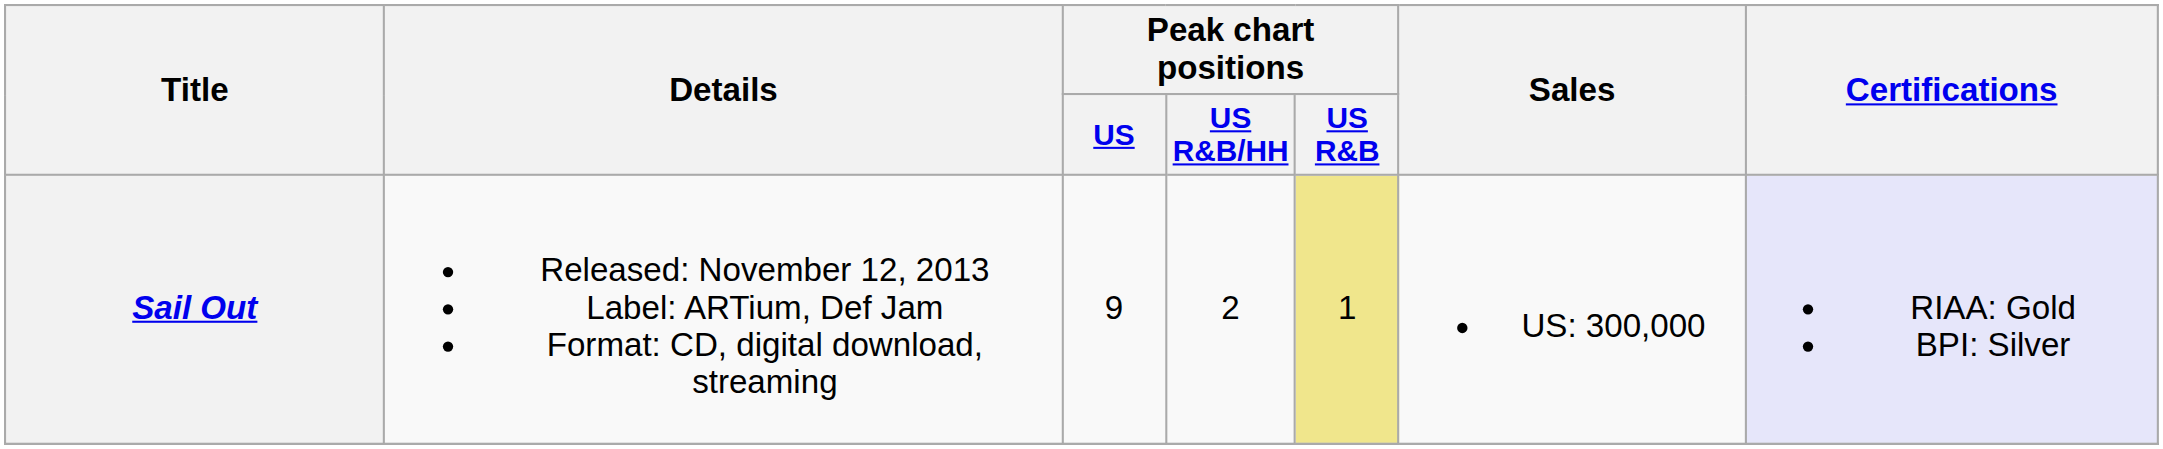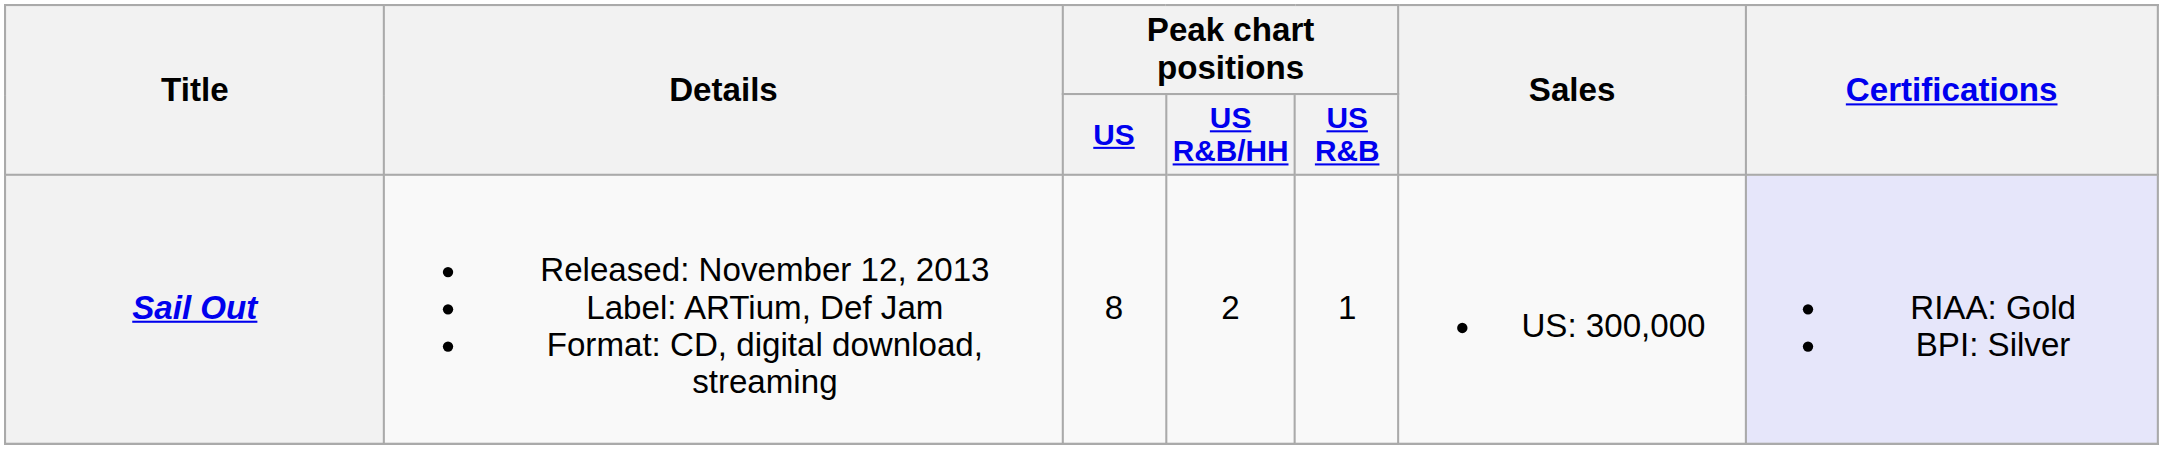(1114, 308) 9 -> (1114, 308) 8
(1347, 308) khaki background -> (1347, 308) no background
